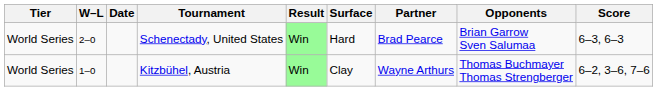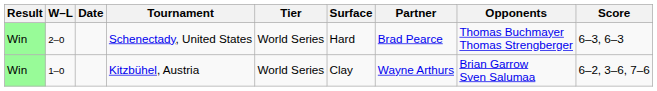columns swapped: (306, 13) <-> (40, 13)
(497, 38) Brian Garrow Sven Salumaa -> (516, 38) Thomas Buchmayer Thomas Strengberger
(516, 70) Thomas Buchmayer Thomas Strengberger -> (497, 70) Brian Garrow Sven Salumaa
